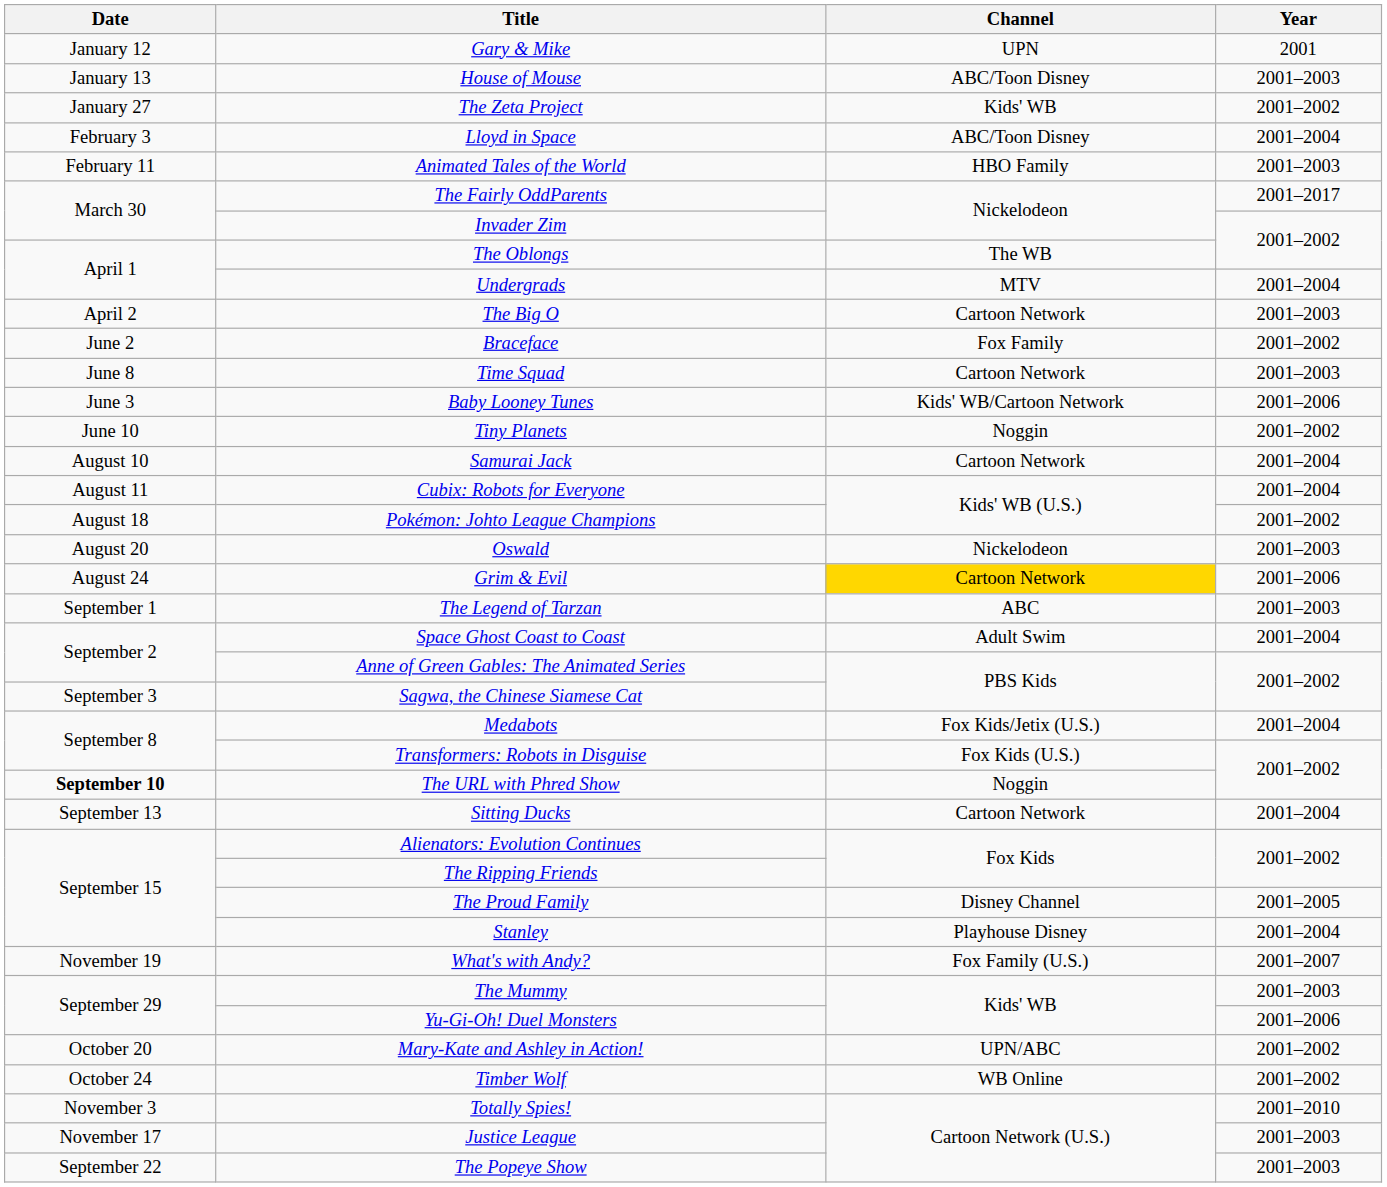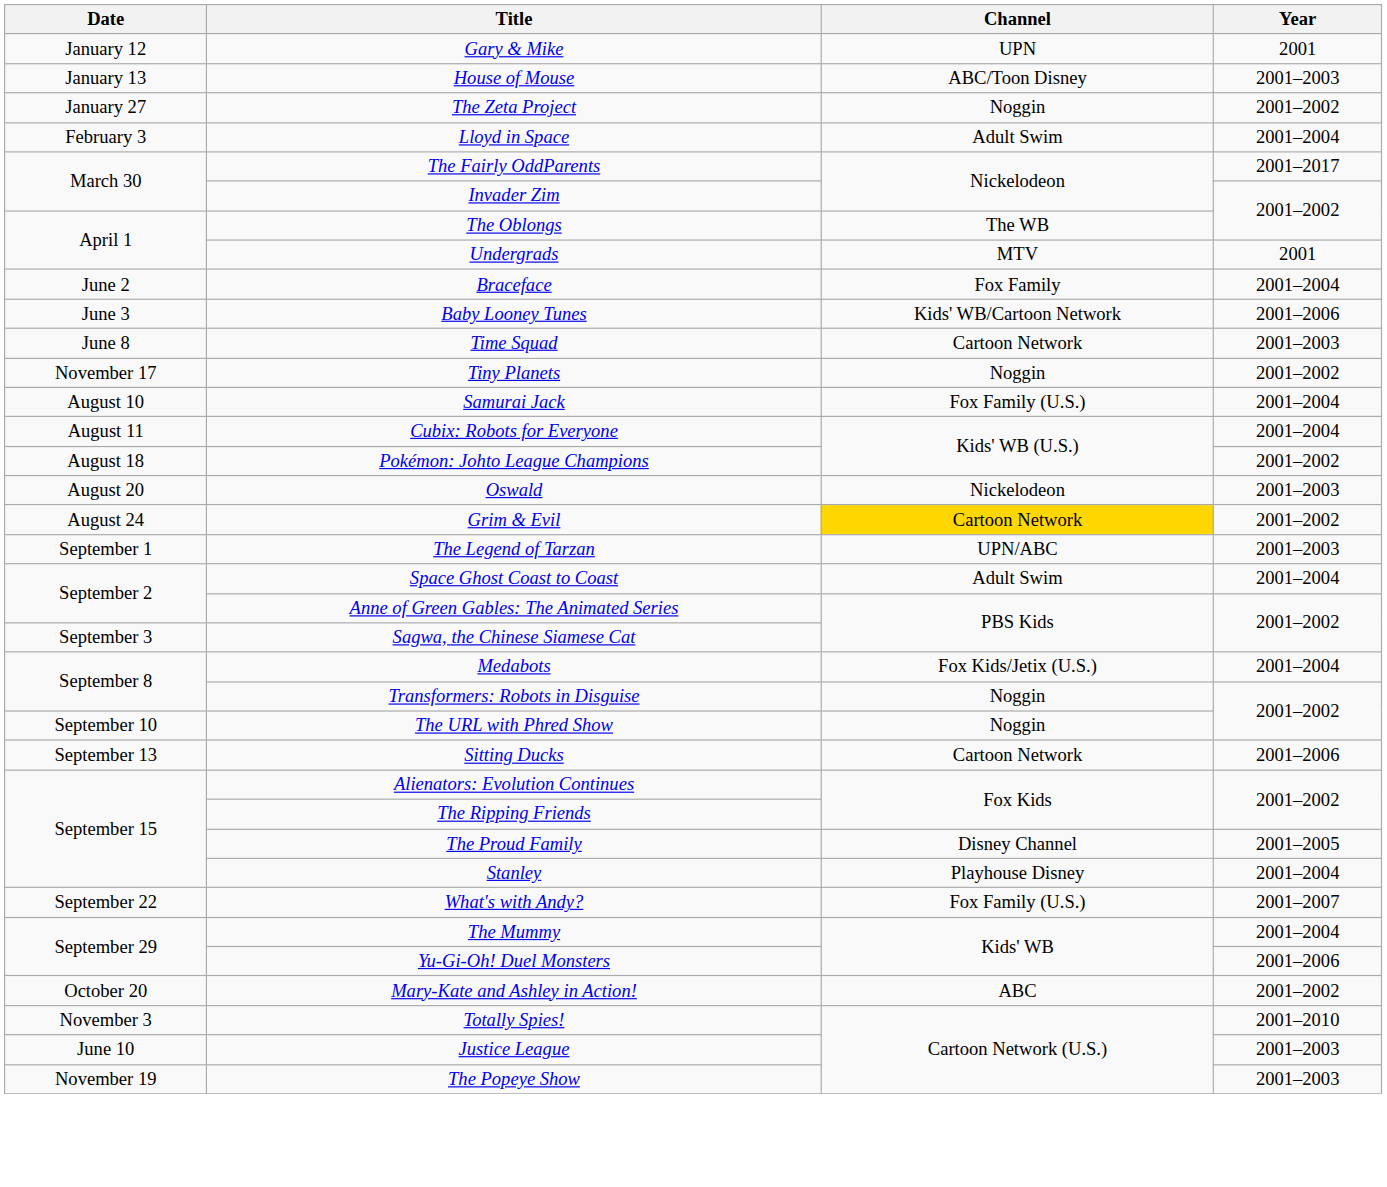(1020, 107) Kids' WB -> (1017, 107) Noggin
(1020, 136) ABC/Toon Disney -> (1017, 136) Adult Swim
- row: (521, 166)
(1298, 284) 2001–2004 -> (1298, 254) 2001
- row: (521, 313)
(1298, 343) 2001–2002 -> (1298, 284) 2001–2004
rows swapped: (521, 401) <-> (521, 372)
(110, 431) June 10 -> (106, 372) November 17
(1020, 460) Cartoon Network -> (1017, 401) Fox Family (U.S.)
(1298, 578) 2001–2006 -> (1298, 519) 2001–2002
(1020, 607) ABC -> (1017, 549) UPN/ABC
(1020, 755) Fox Kids (U.S.) -> (1017, 696) Noggin
(110, 784) bold -> (106, 725) normal
(1298, 813) 2001–2004 -> (1298, 755) 2001–2006
(110, 961) November 19 -> (106, 902) September 22
(1298, 990) 2001–2003 -> (1298, 931) 2001–2004
(1020, 1049) UPN/ABC -> (1017, 990) ABC
- row: (521, 1078)
(110, 1137) November 17 -> (106, 1049) June 10
(110, 1167) September 22 -> (106, 1078) November 19
